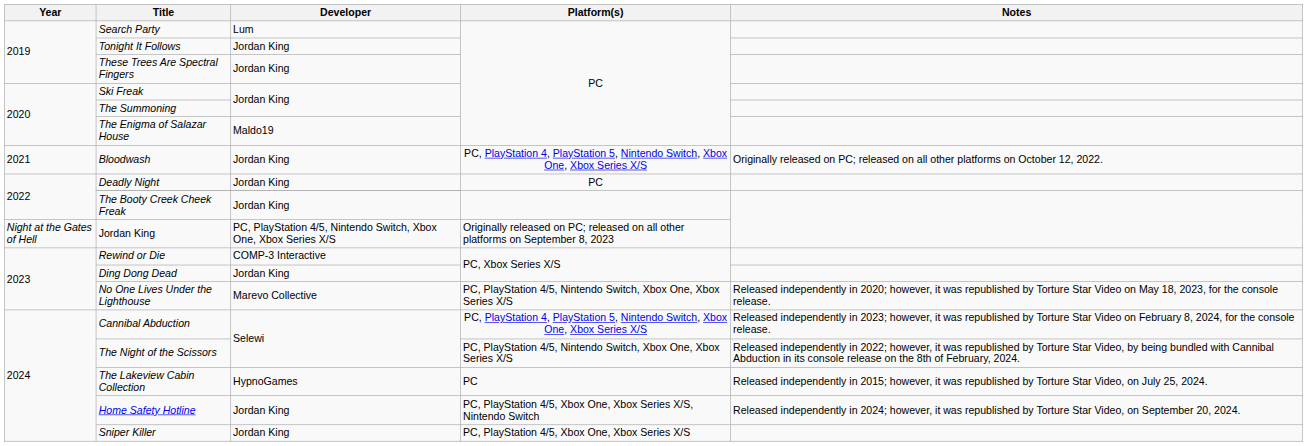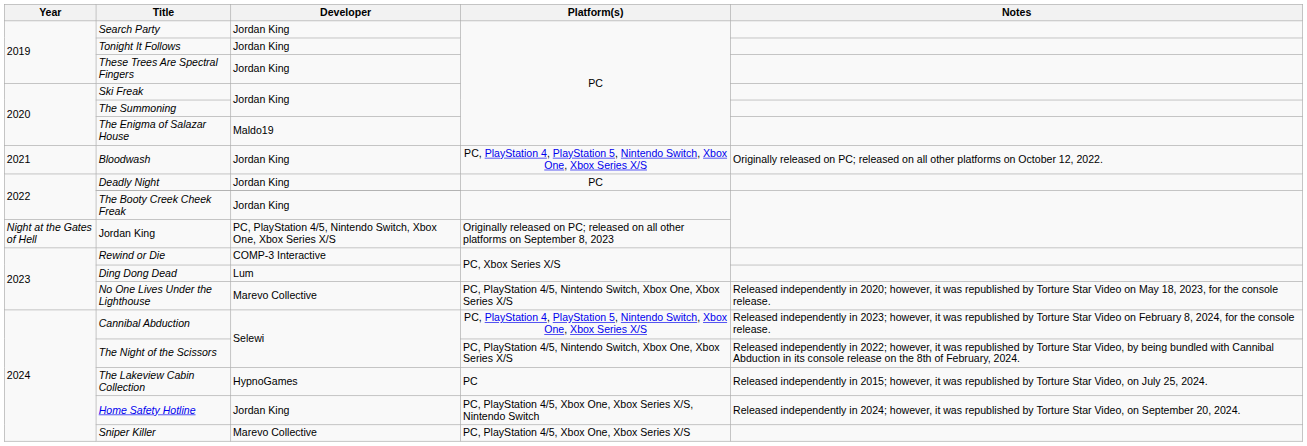(243, 29) Lum -> (261, 29) Jordan King
(261, 273) Jordan King -> (243, 273) Lum
(261, 433) Jordan King -> (275, 433) Marevo Collective
